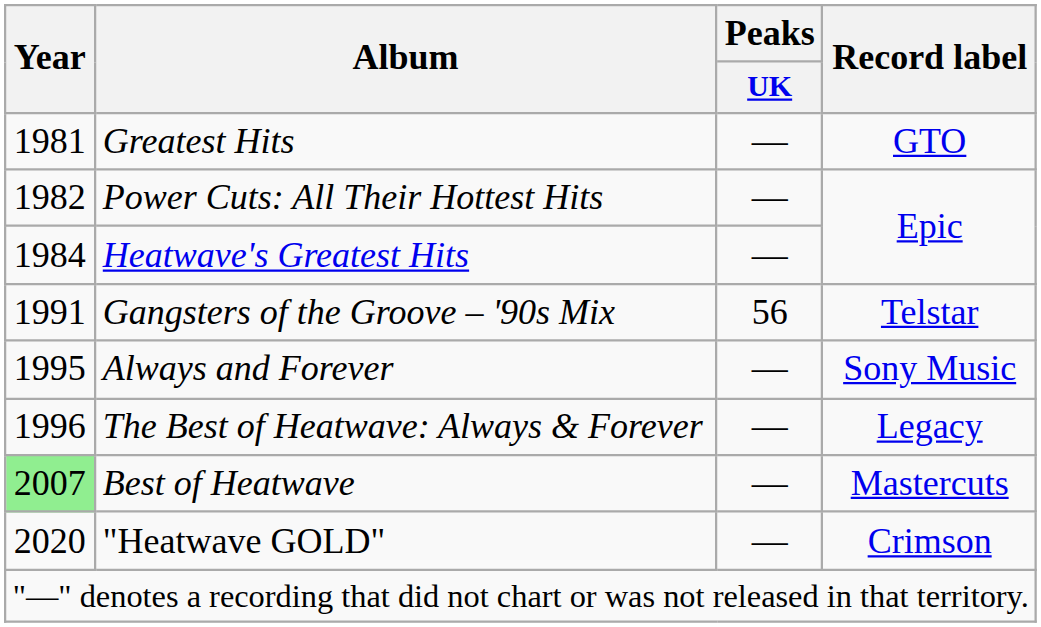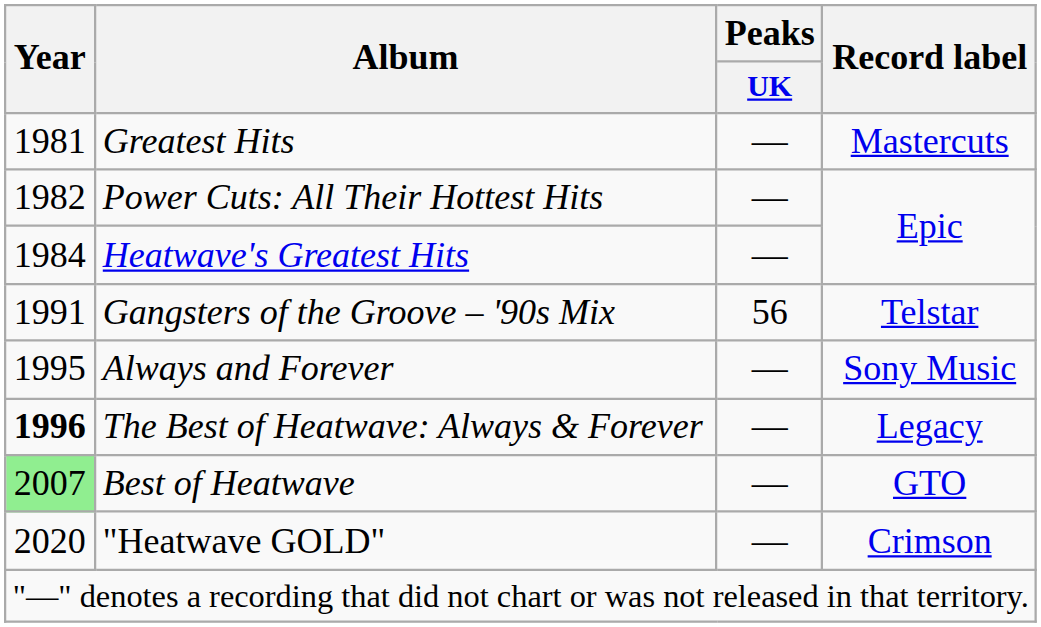(930, 140) GTO -> (930, 140) Mastercuts
(50, 425) normal -> (50, 425) bold
(930, 482) Mastercuts -> (930, 482) GTO
